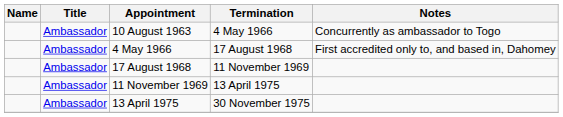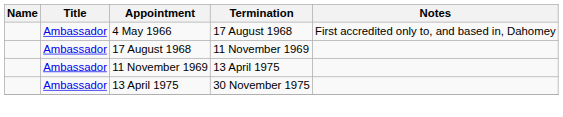- row: (152, 31)
